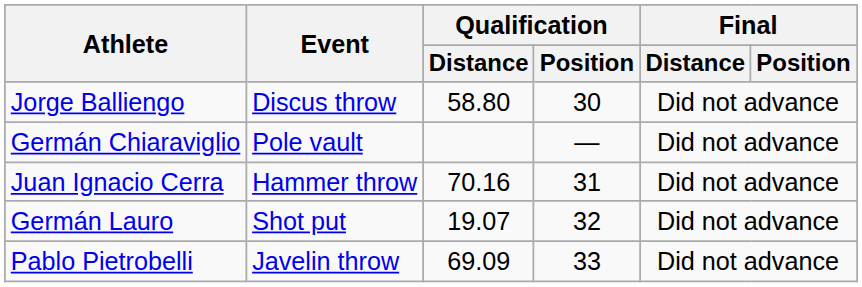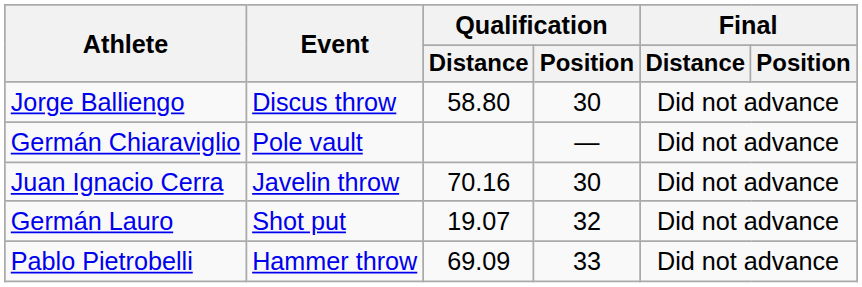(335, 182) Hammer throw -> (326, 182) Javelin throw
(587, 182) 31 -> (587, 182) 30
(326, 262) Javelin throw -> (335, 262) Hammer throw
